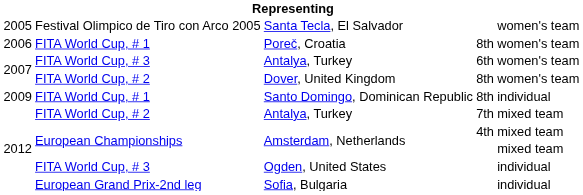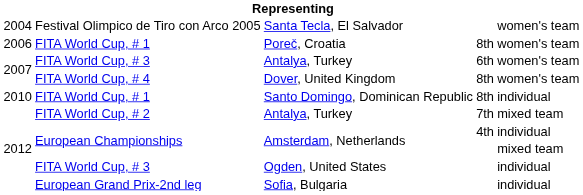(18, 26) 2005 -> (18, 26) 2004
(92, 79) FITA World Cup, # 2 -> (92, 79) FITA World Cup, # 4
(18, 96) 2009 -> (18, 96) 2010
(530, 131) mixed team -> (524, 131) individual
